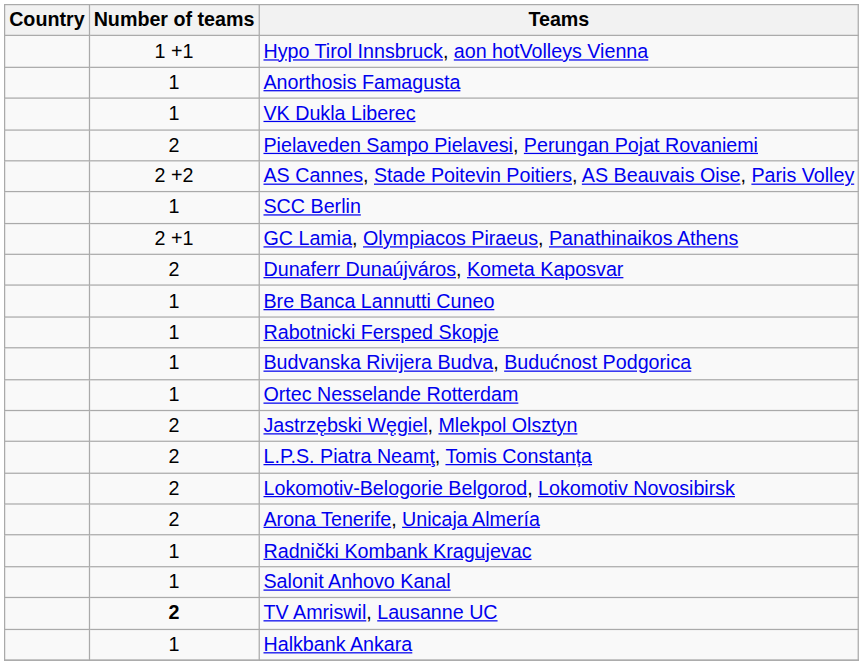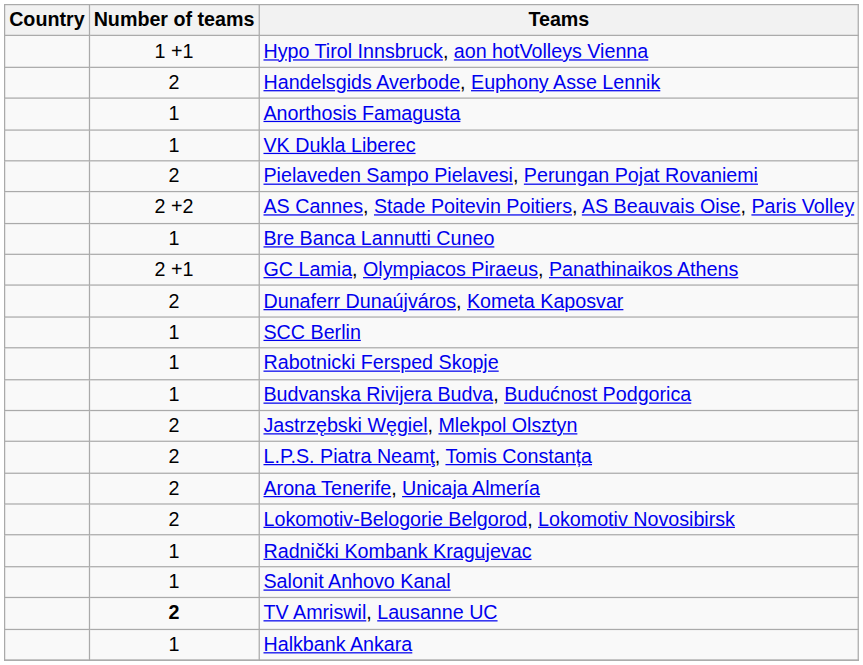+ row: (462, 82)
rows swapped: (312, 207) <-> (379, 301)
- row: (391, 394)
rows swapped: (499, 488) <-> (402, 519)
